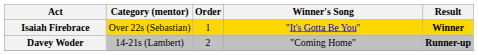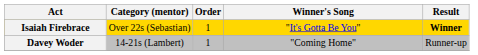(208, 43) 2 -> (208, 43) 1
(448, 43) bold -> (446, 43) normal
